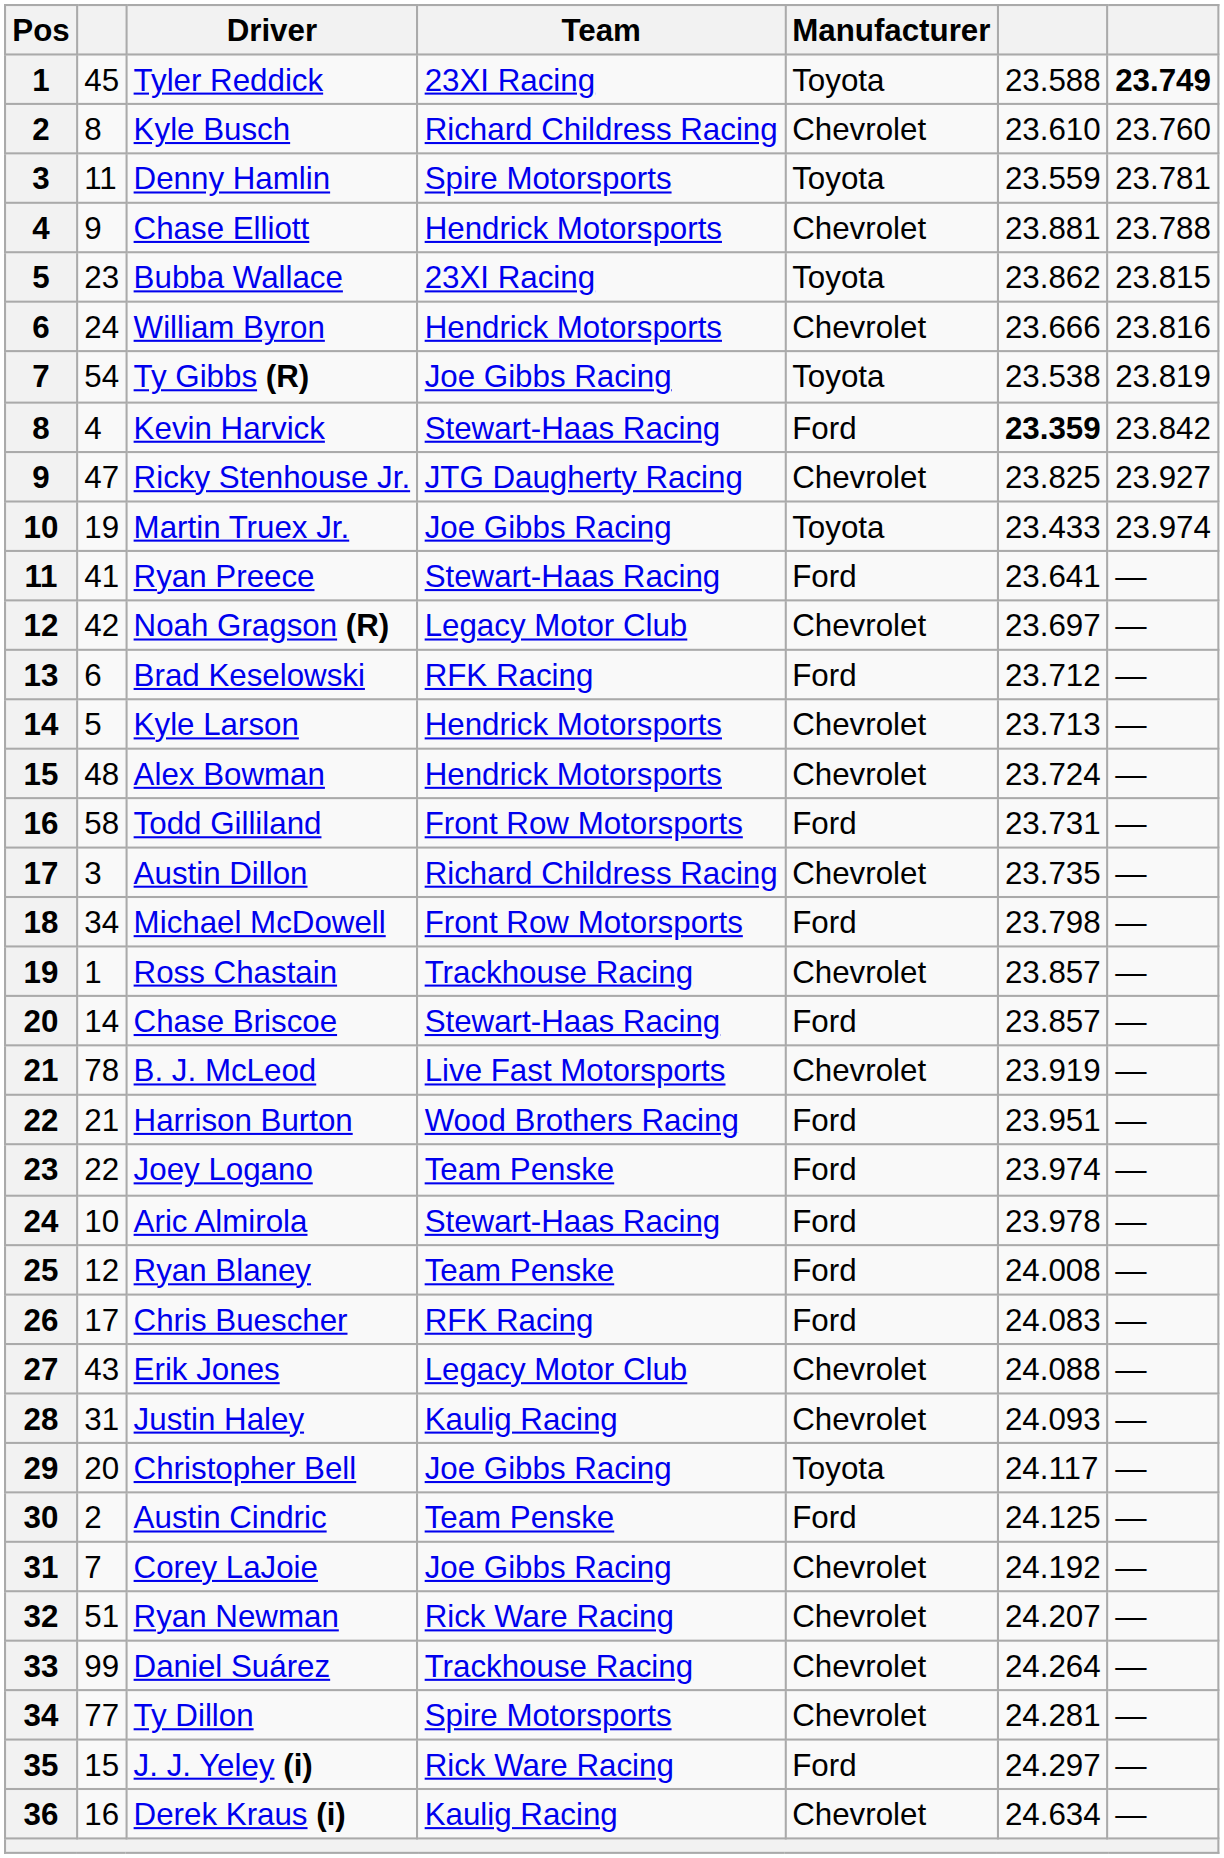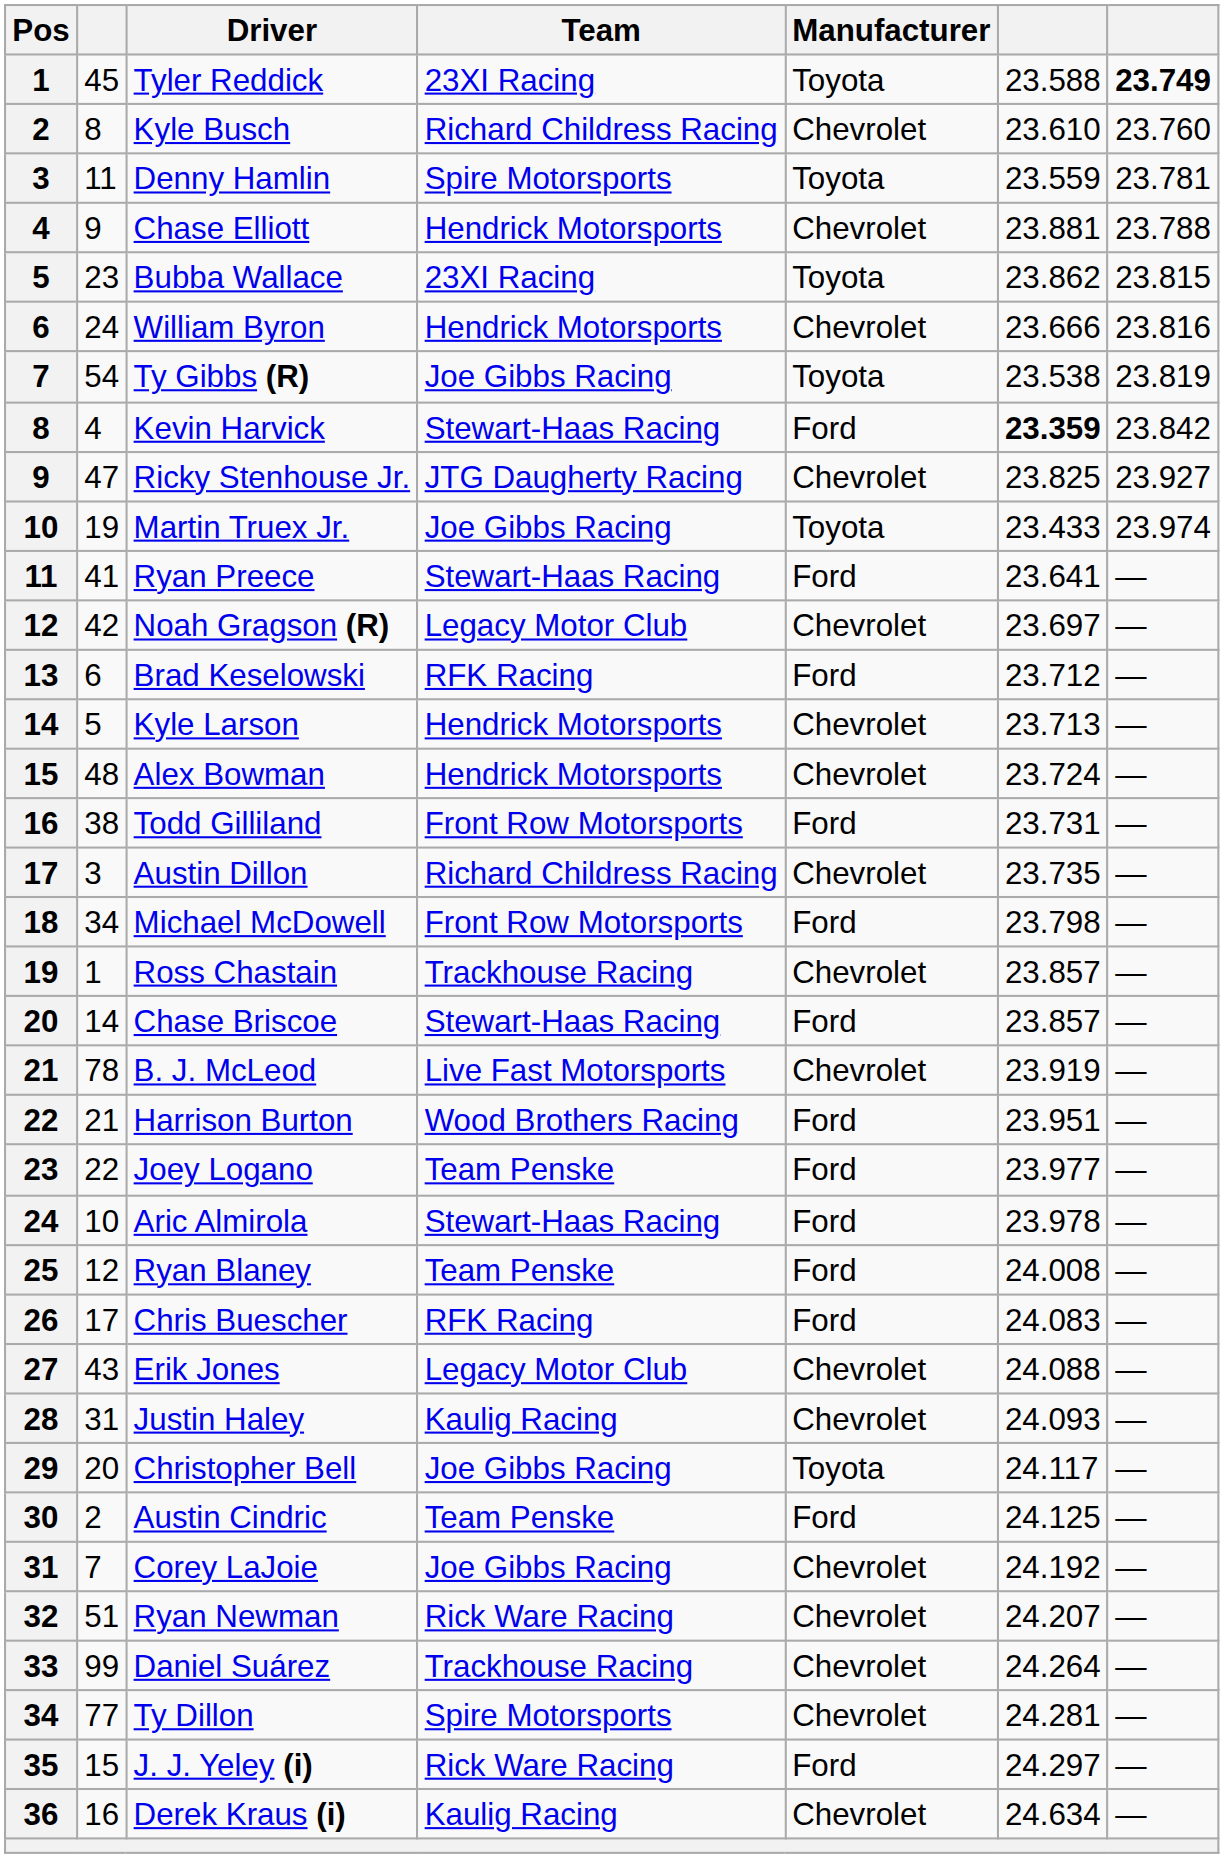(102, 823) 58 -> (102, 823) 38
(1053, 1170) 23.974 -> (1053, 1170) 23.977
